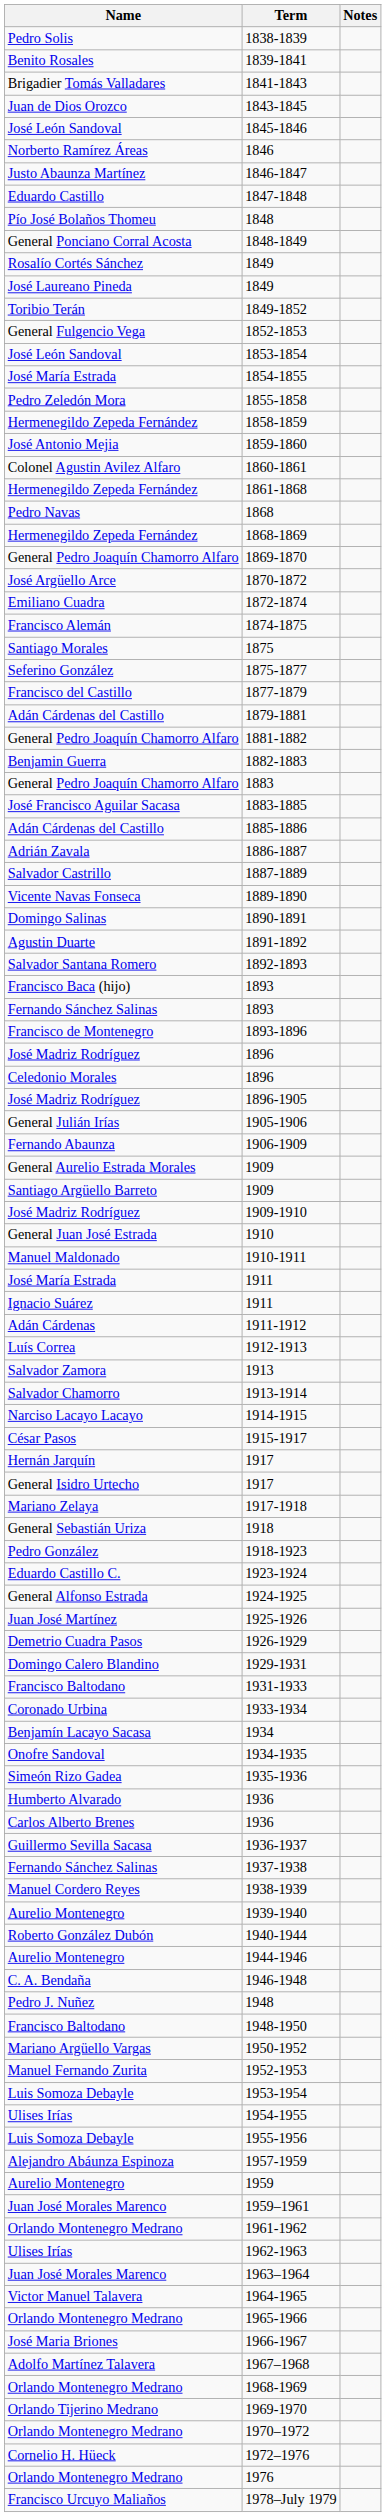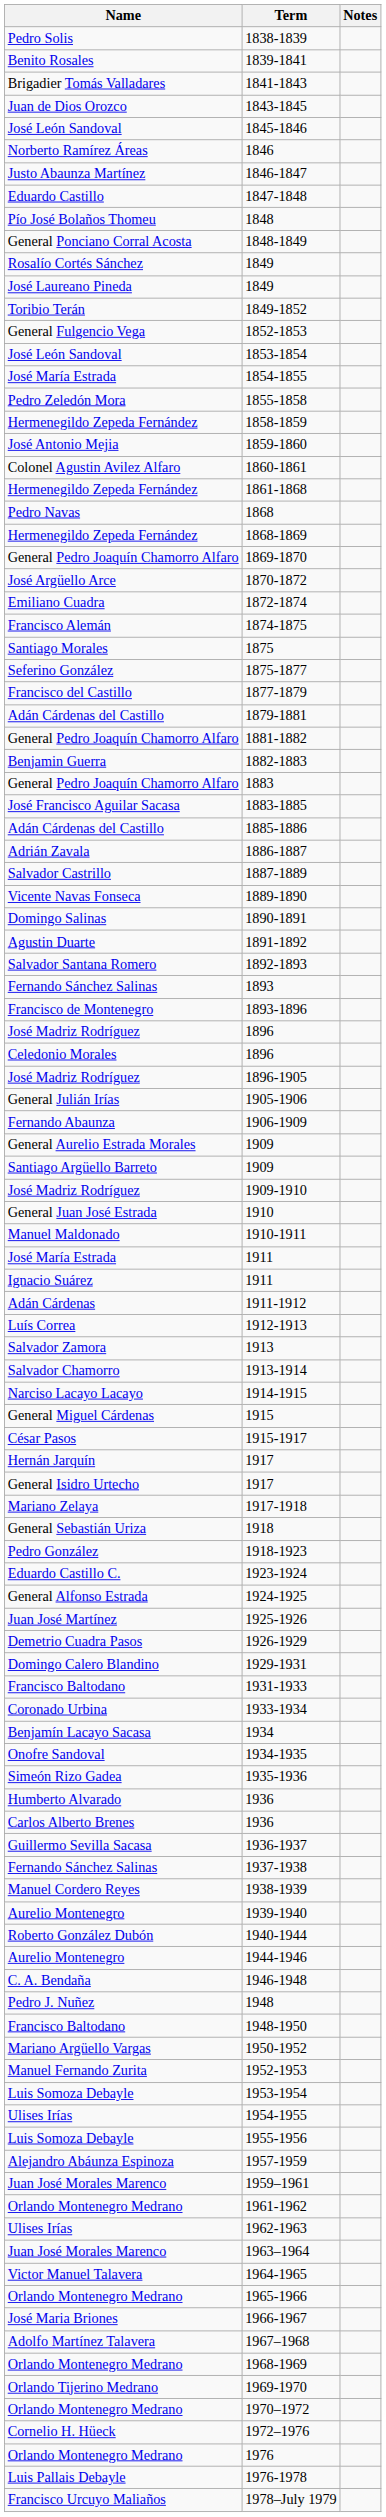- row: (69, 986)
+ row: (81, 1415)
- row: (66, 2183)
+ row: (67, 2477)
